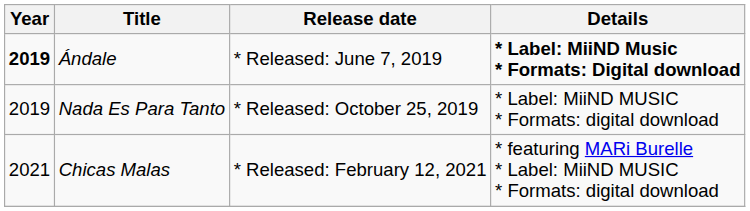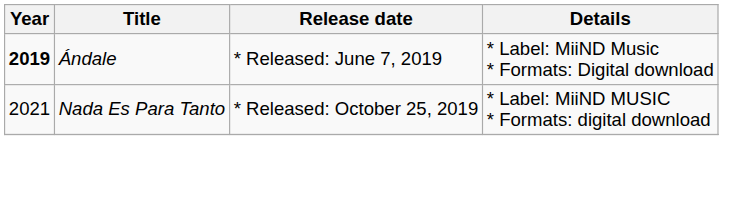(618, 59) bold -> (600, 59) normal
(30, 109) 2019 -> (30, 109) 2021
- row: (114, 170)
